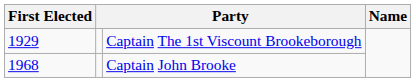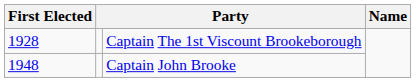(23, 41) 1929 -> (23, 41) 1928
(23, 65) 1968 -> (23, 65) 1948
